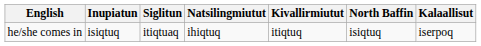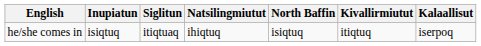columns swapped: (308, 13) <-> (381, 13)
